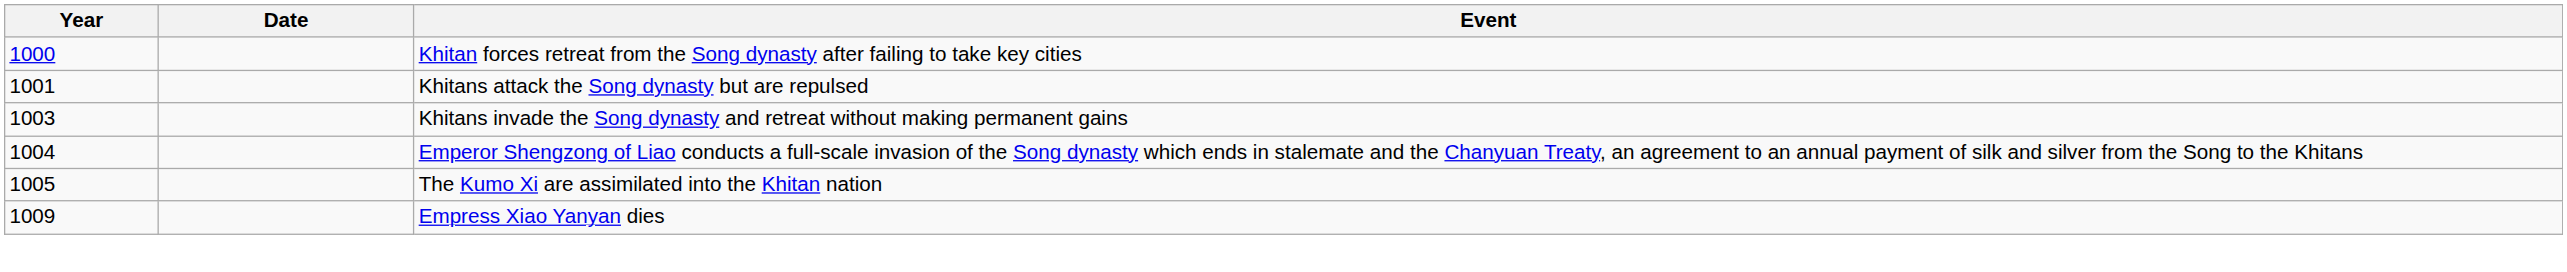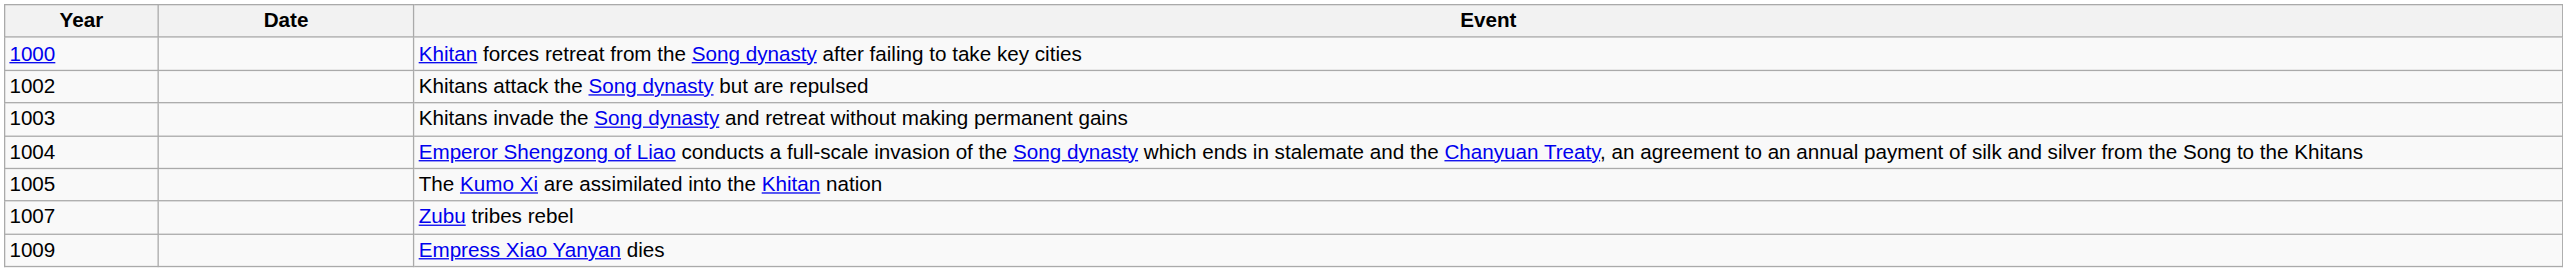(32, 86) 1001 -> (32, 86) 1002
+ row: (496, 217)
